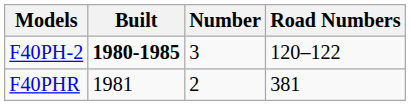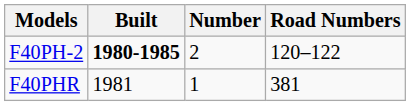(194, 52) 3 -> (194, 52) 2
(194, 84) 2 -> (194, 84) 1
